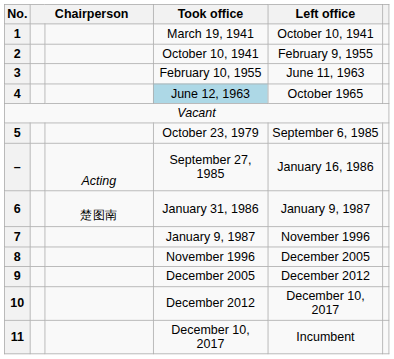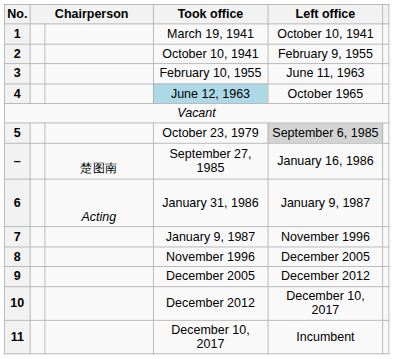(325, 133) no background -> (325, 133) lightgrey background
(99, 181) Acting -> (99, 167) 楚图南
(99, 215) 楚图南 -> (99, 217) Acting
